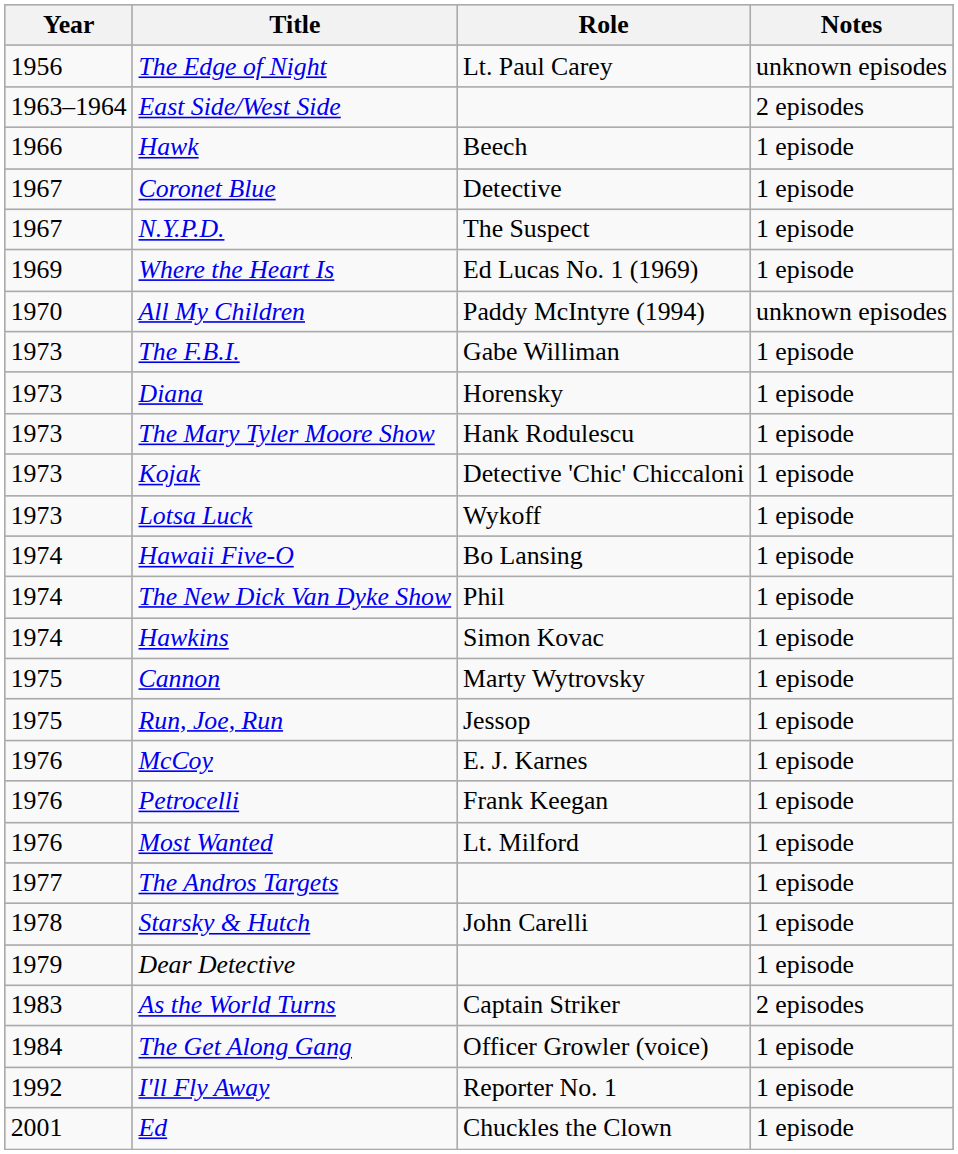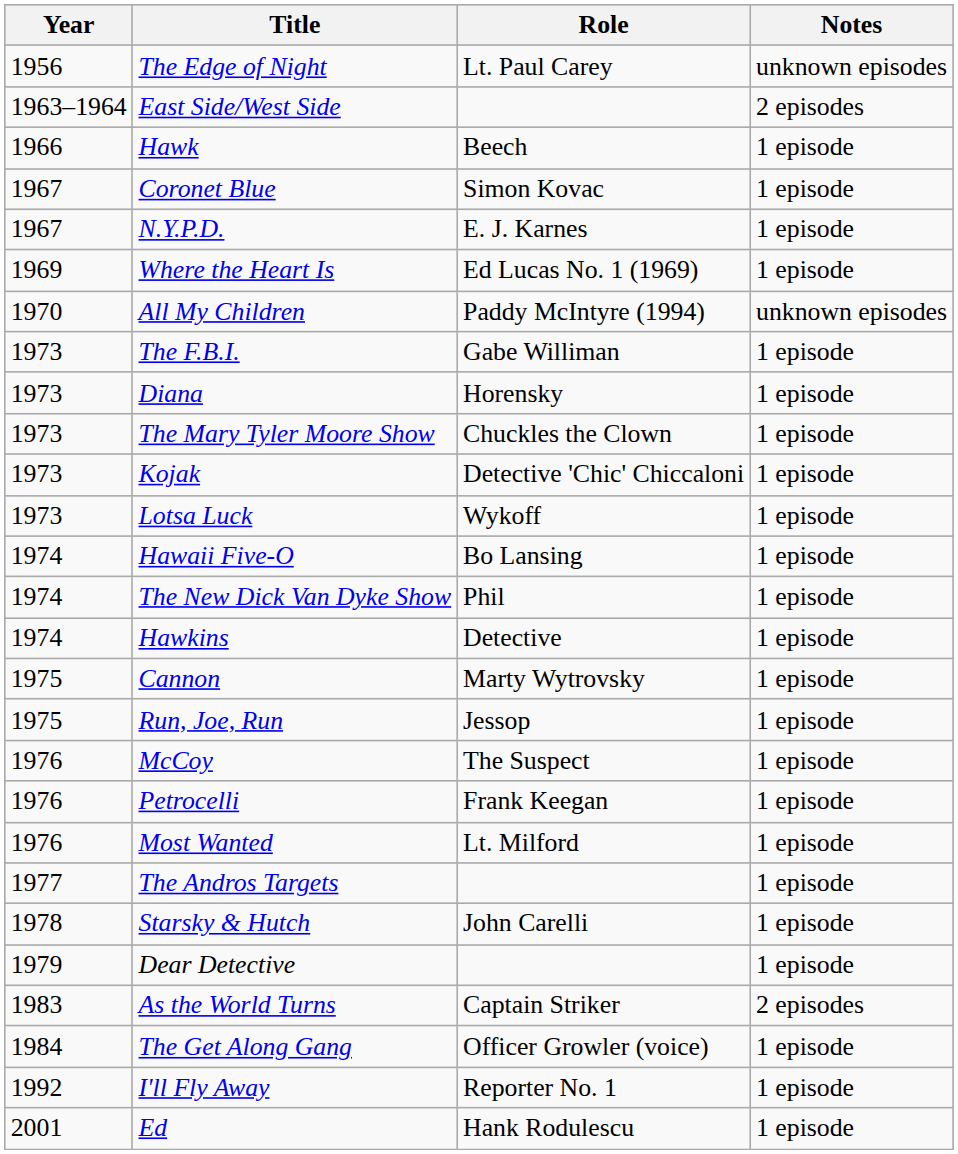(512, 188) Detective -> (534, 188) Simon Kovac
(526, 229) The Suspect -> (525, 229) E. J. Karnes
(549, 433) Hank Rodulescu -> (568, 433) Chuckles the Clown
(534, 637) Simon Kovac -> (512, 637) Detective
(525, 760) E. J. Karnes -> (526, 760) The Suspect
(568, 1127) Chuckles the Clown -> (549, 1127) Hank Rodulescu
